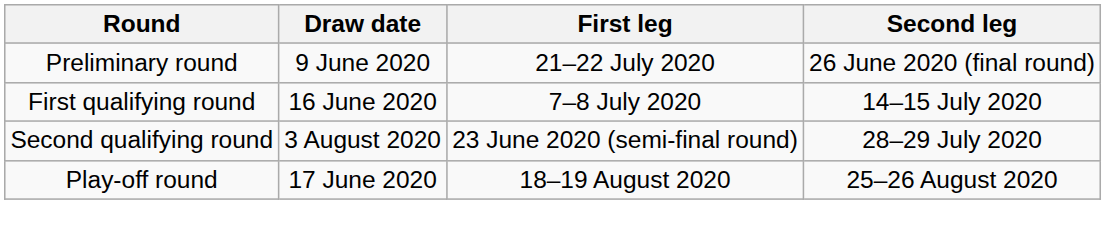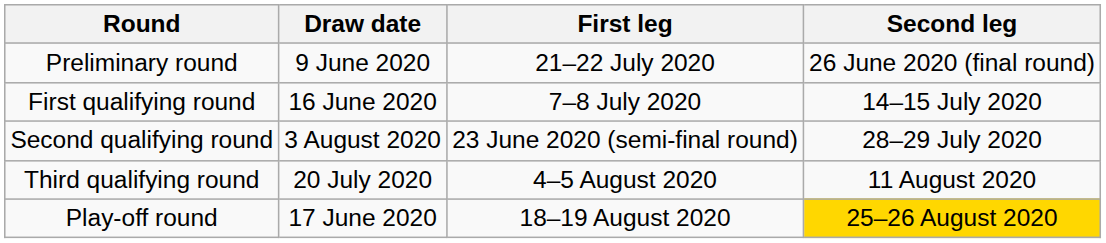+ row: (142, 179)
(952, 179) no background -> (952, 218) gold background
